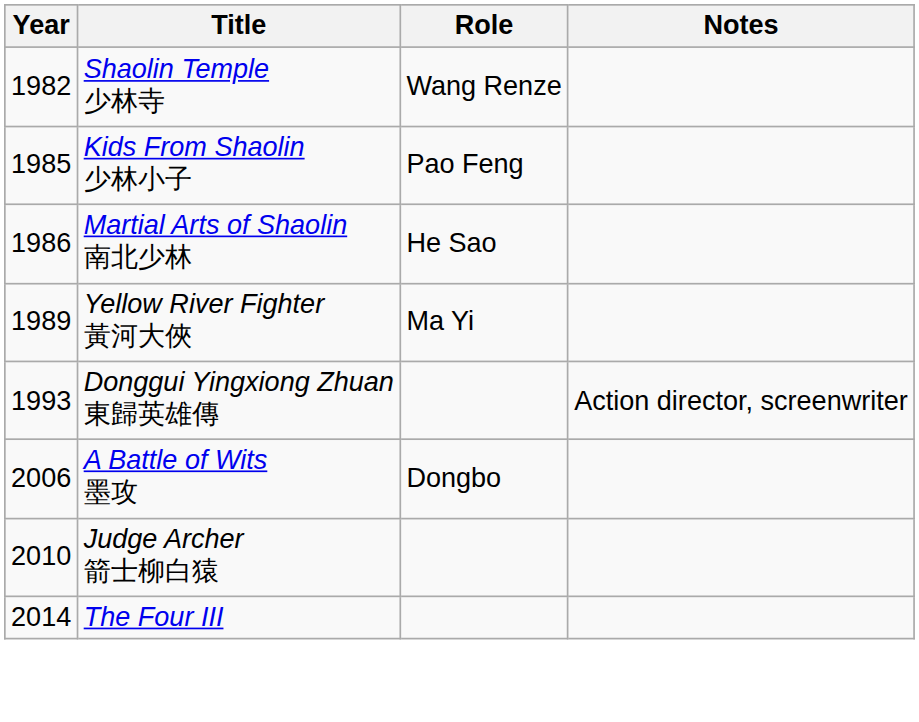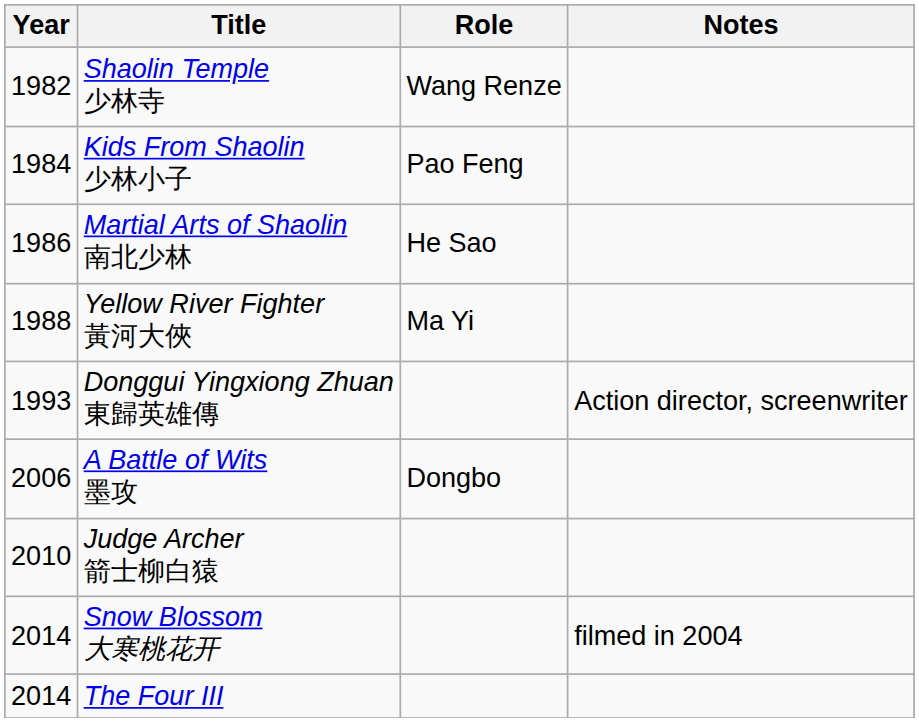(41, 164) 1985 -> (41, 164) 1984
(41, 321) 1989 -> (41, 321) 1988
+ row: (173, 633)
